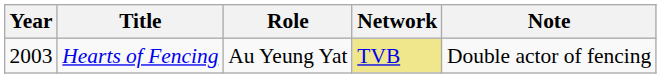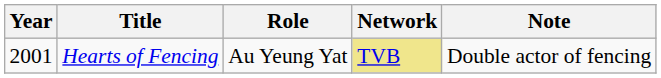(31, 55) 2003 -> (31, 55) 2001
